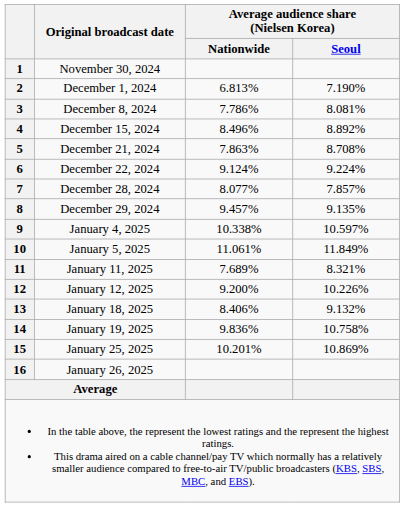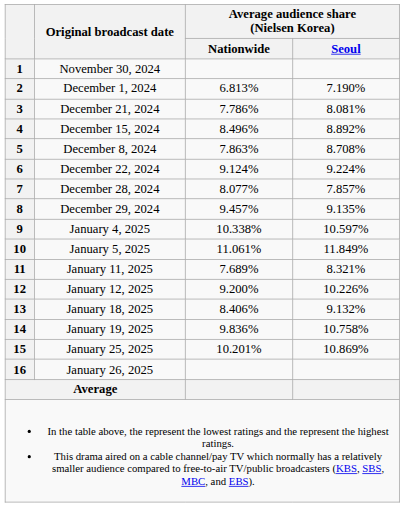(110, 108) December 8, 2024 -> (110, 108) December 21, 2024
(110, 149) December 21, 2024 -> (110, 149) December 8, 2024
